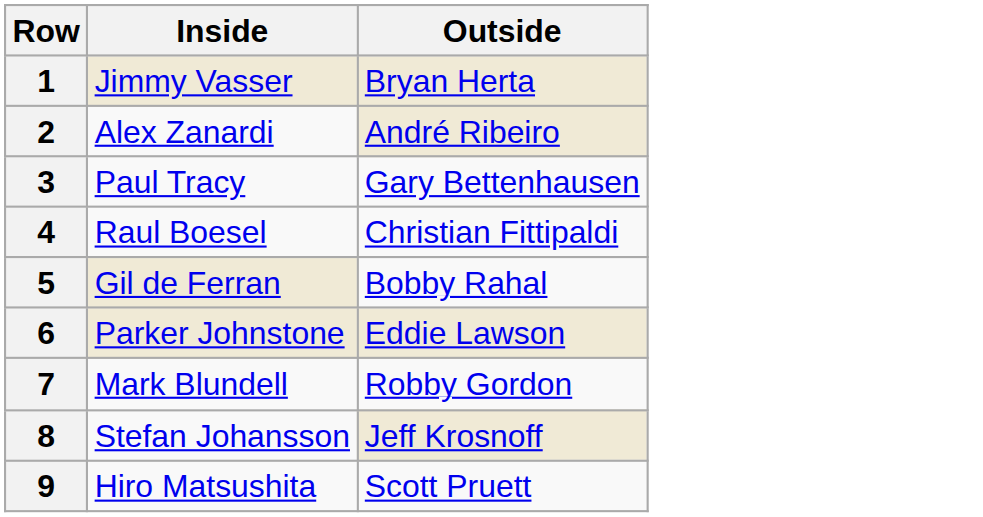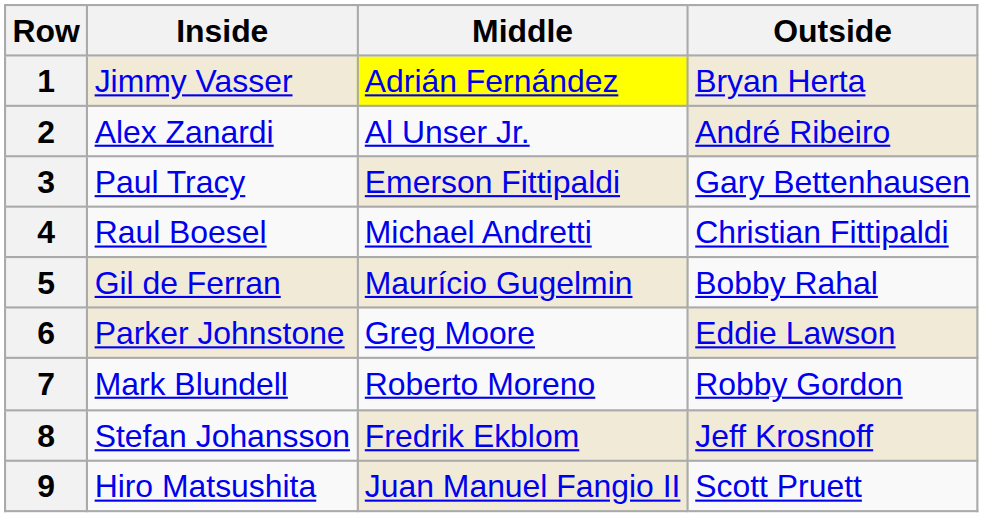+ column: (523, 31)
